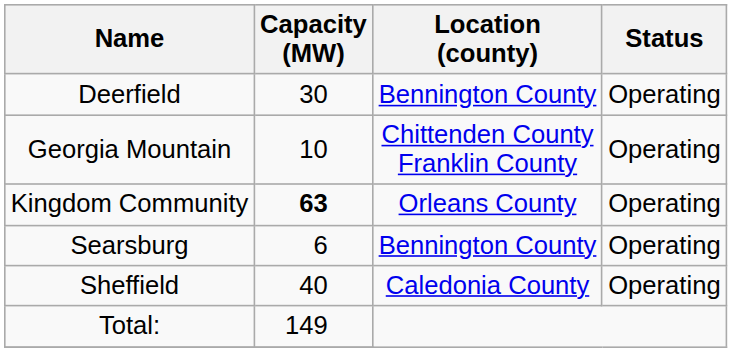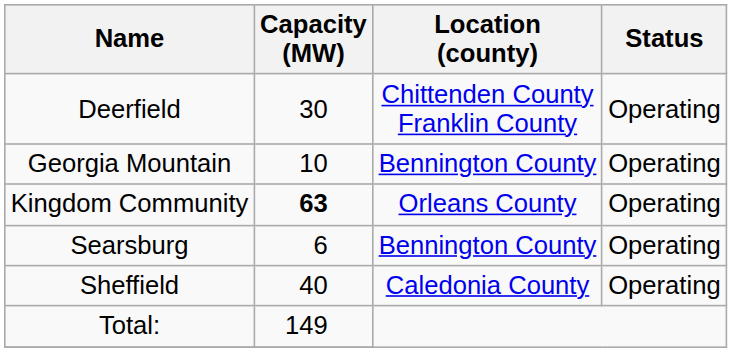(488, 94) Bennington County -> (488, 108) Chittenden County Franklin County
(488, 149) Chittenden County Franklin County -> (488, 163) Bennington County
